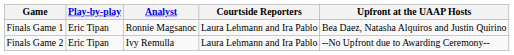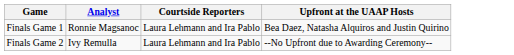- column: (95, 12)
